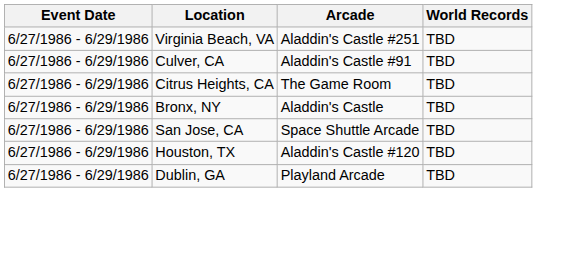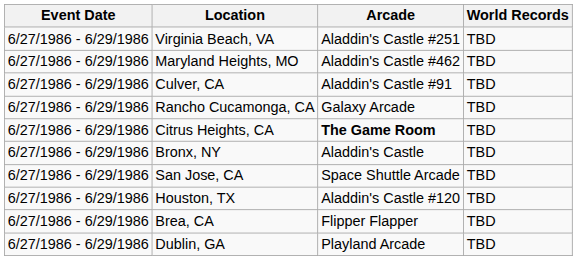+ row: (227, 61)
+ row: (235, 107)
(336, 84) normal -> (378, 130) bold
+ row: (185, 221)
